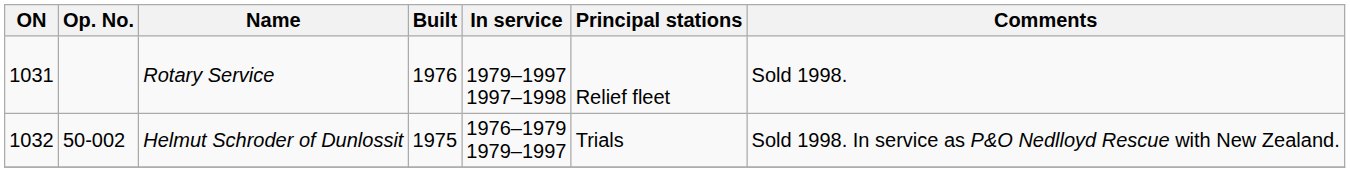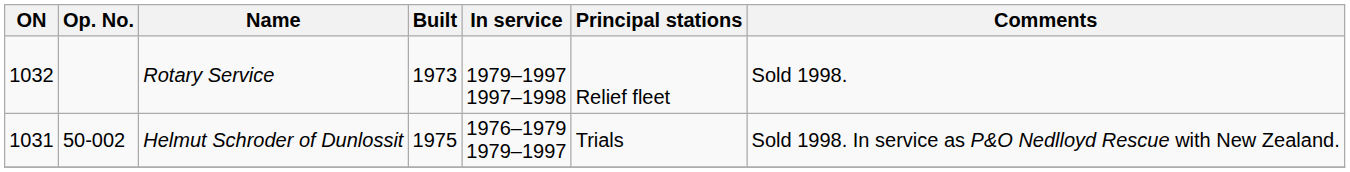(31, 74) 1031 -> (31, 74) 1032
(435, 74) 1976 -> (435, 74) 1973
(31, 140) 1032 -> (31, 140) 1031
